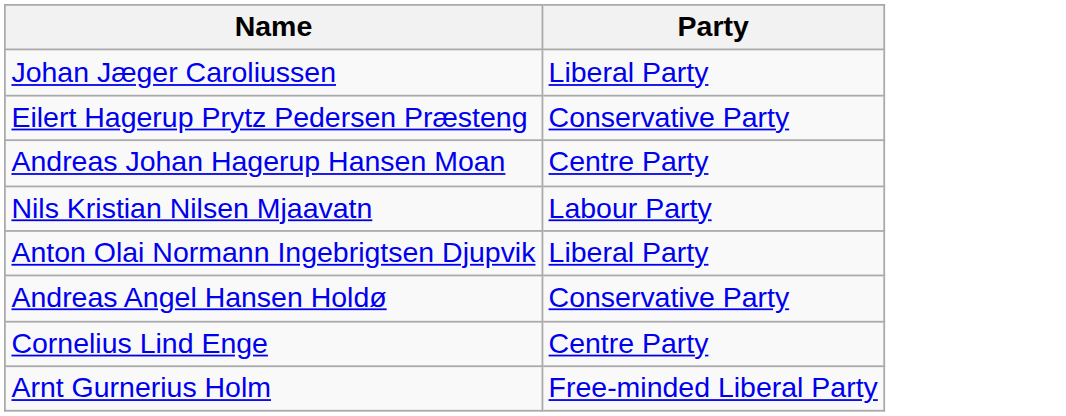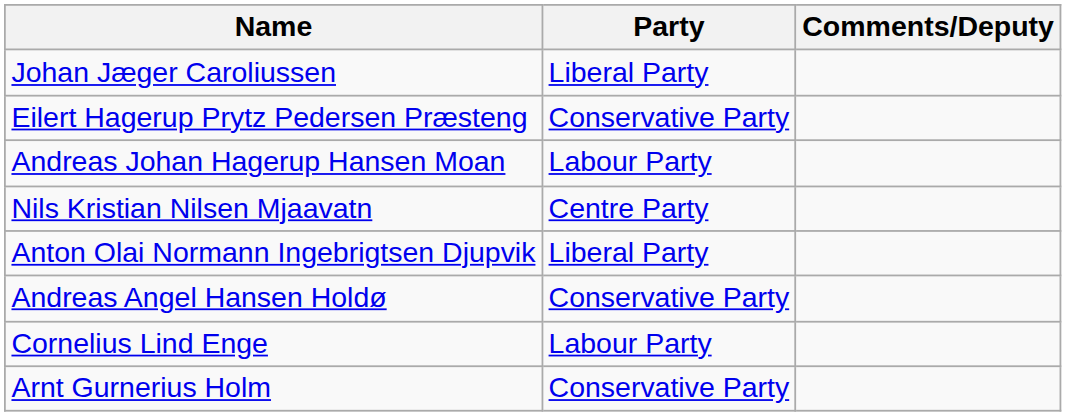+ column: (928, 27)
(629, 162) Centre Party -> (630, 162) Labour Party
(630, 207) Labour Party -> (629, 207) Centre Party
(629, 343) Centre Party -> (630, 343) Labour Party
(713, 388) Free-minded Liberal Party -> (669, 388) Conservative Party
